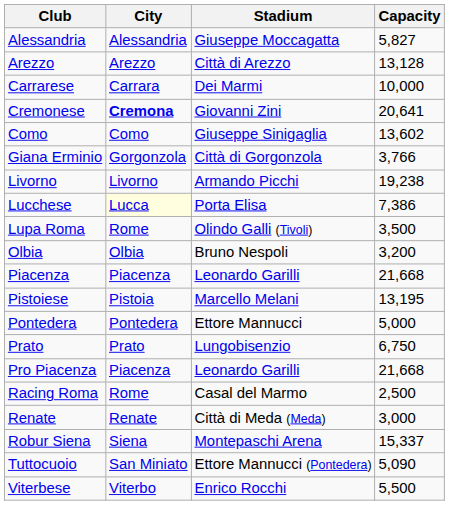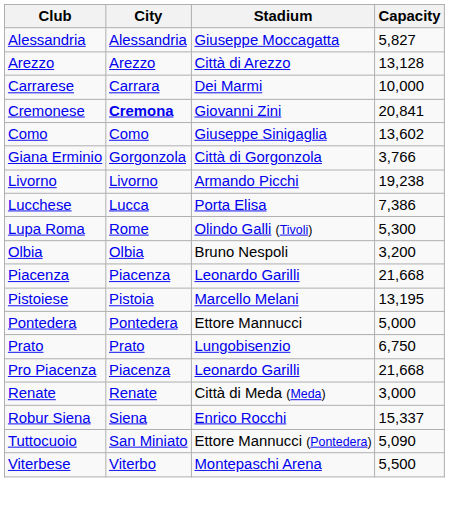(401, 110) 20,641 -> (401, 110) 20,841
(129, 205) lightyellow background -> (129, 205) no background
(397, 228) 3,500 -> (397, 228) 5,300
- row: (53, 393)
(258, 441) Montepaschi Arena -> (240, 417) Enrico Rocchi
(240, 488) Enrico Rocchi -> (258, 464) Montepaschi Arena
